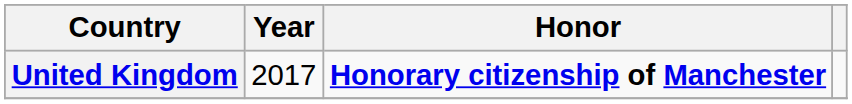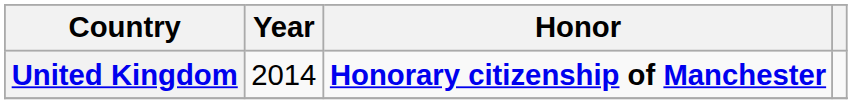(284, 74) 2017 -> (284, 74) 2014
